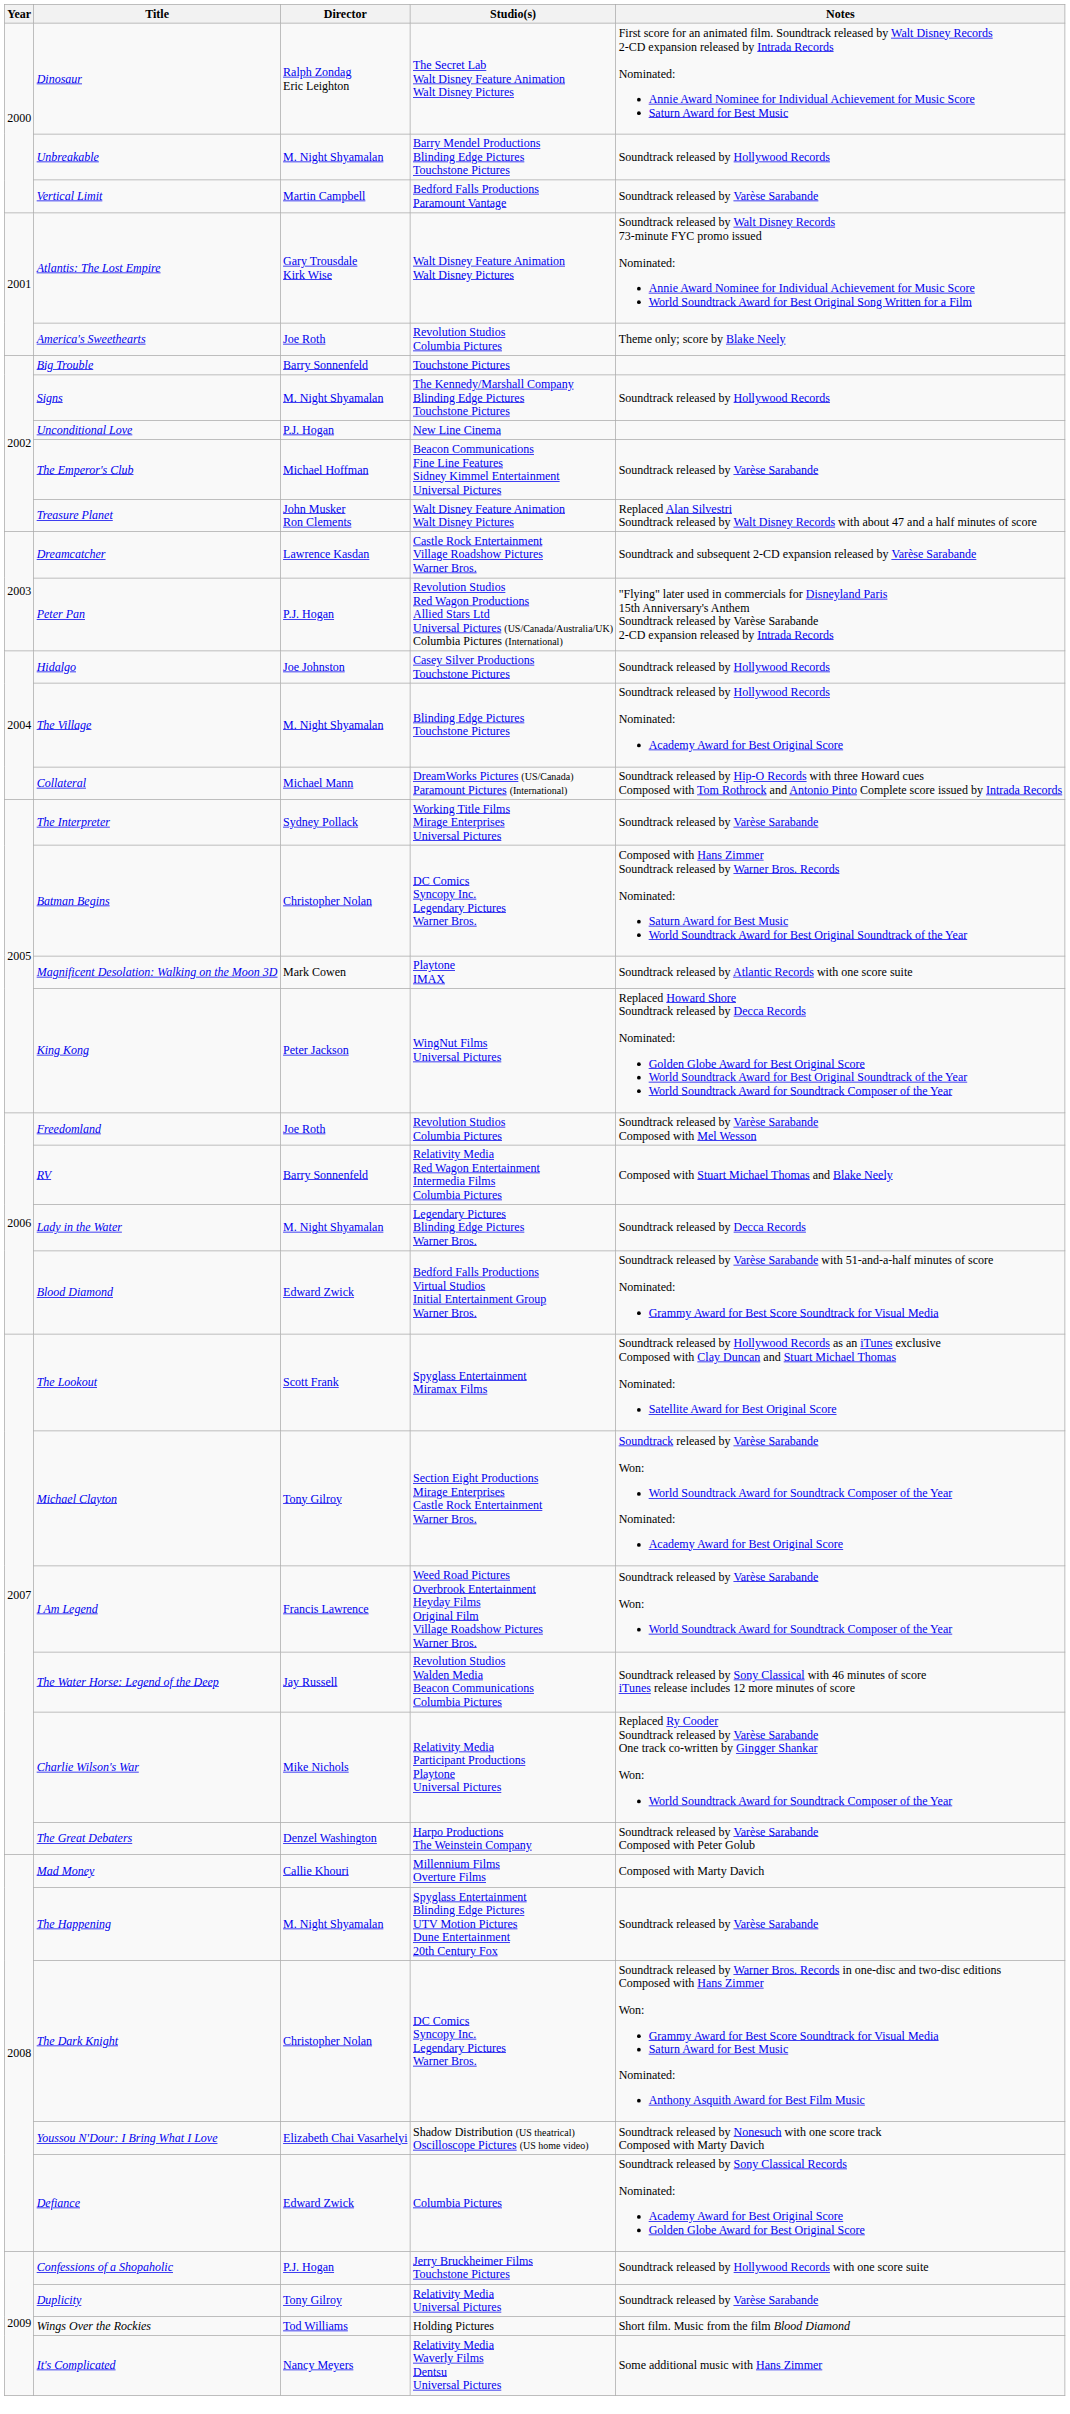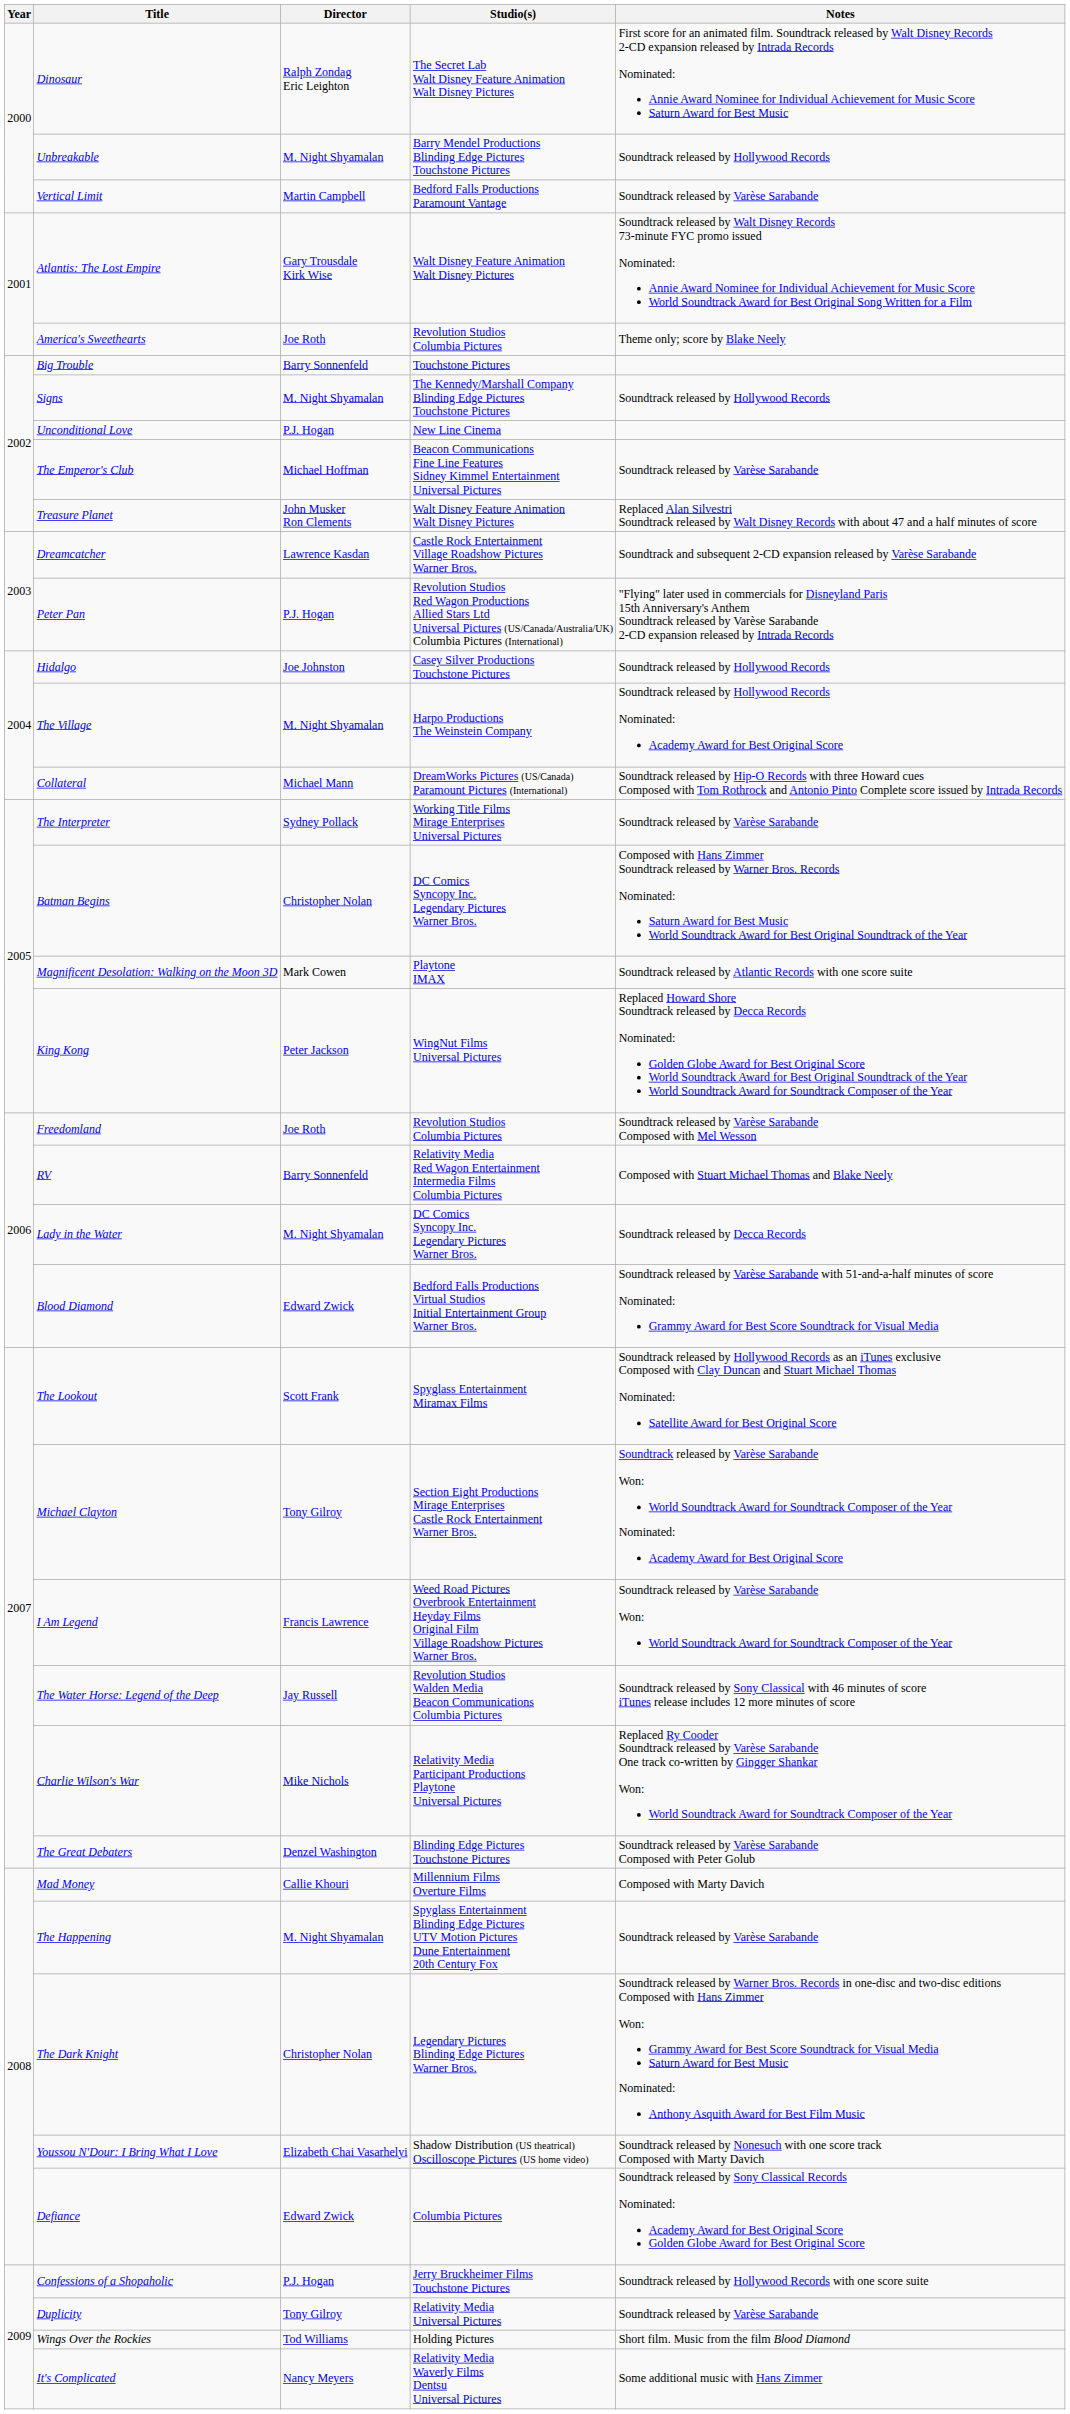(469, 725) Blinding Edge Pictures Touchstone Pictures -> (472, 725) Harpo Productions The Weinstein Company
(469, 1227) Legendary Pictures Blinding Edge Pictures Warner Bros. -> (459, 1234) DC Comics Syncopy Inc. Legendary Pictures Warner Bros.
(472, 1838) Harpo Productions The Weinstein Company -> (469, 1852) Blinding Edge Pictures Touchstone Pictures
(459, 2041) DC Comics Syncopy Inc. Legendary Pictures Warner Bros. -> (469, 2054) Legendary Pictures Blinding Edge Pictures Warner Bros.
